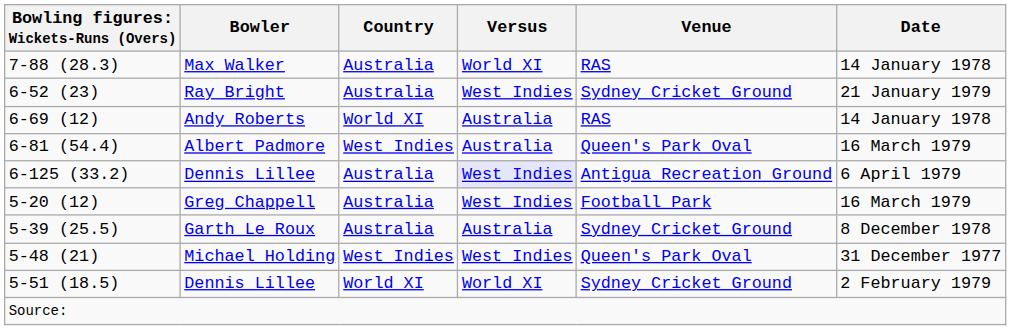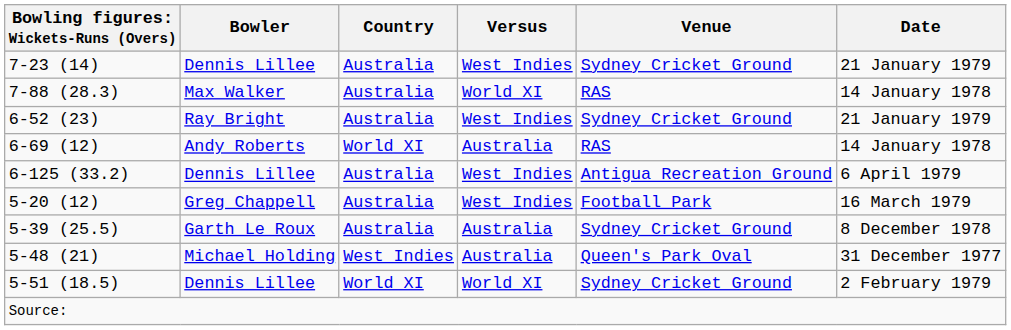+ row: (54, 65)
- row: (64, 147)
(517, 174) lavender background -> (517, 174) no background
(517, 256) West Indies -> (507, 256) Australia
